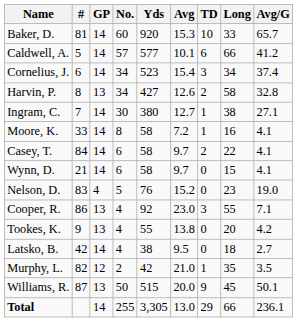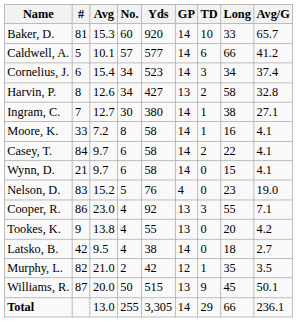columns swapped: (102, 14) <-> (184, 14)
